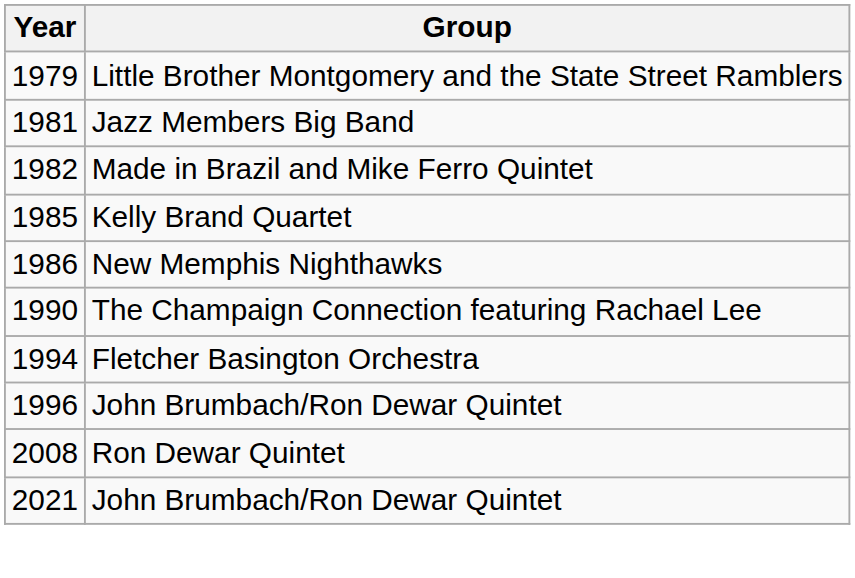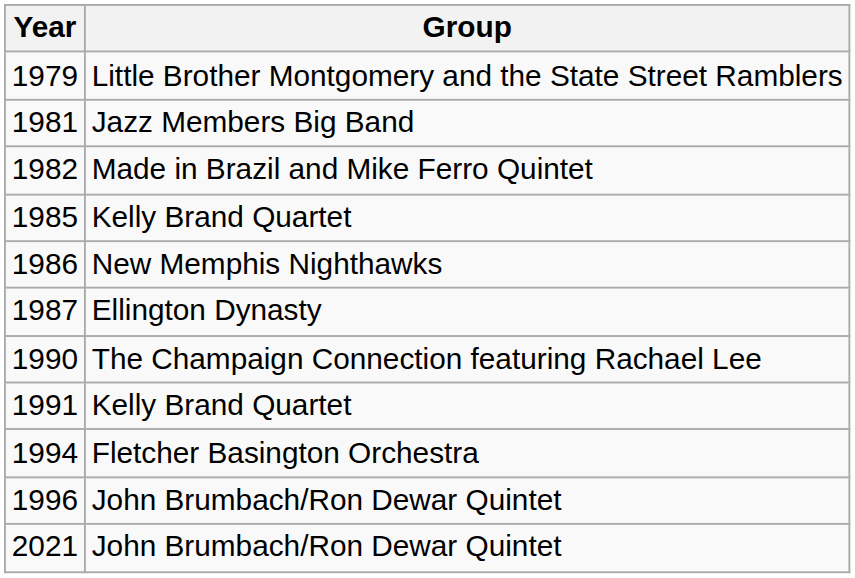+ row: (45, 311)
+ row: (45, 405)
- row: (45, 452)
